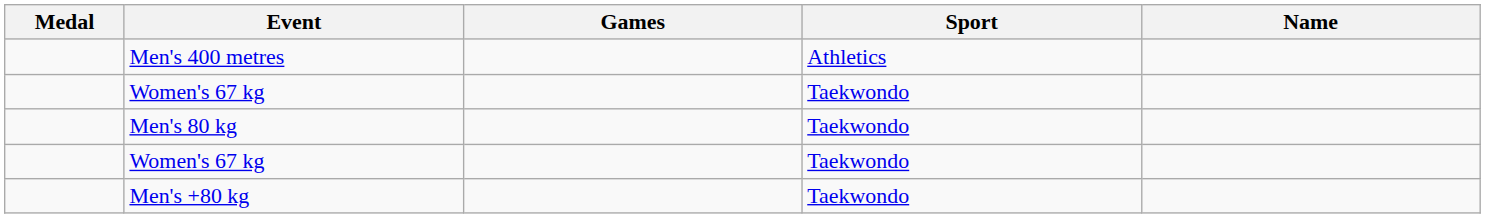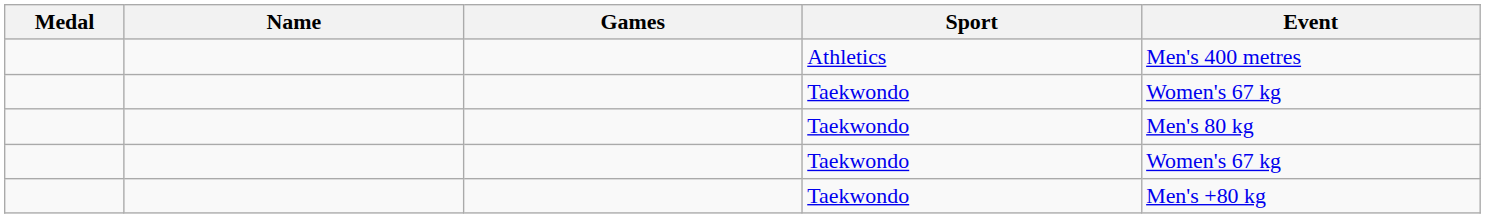columns swapped: (1311, 21) <-> (294, 21)
